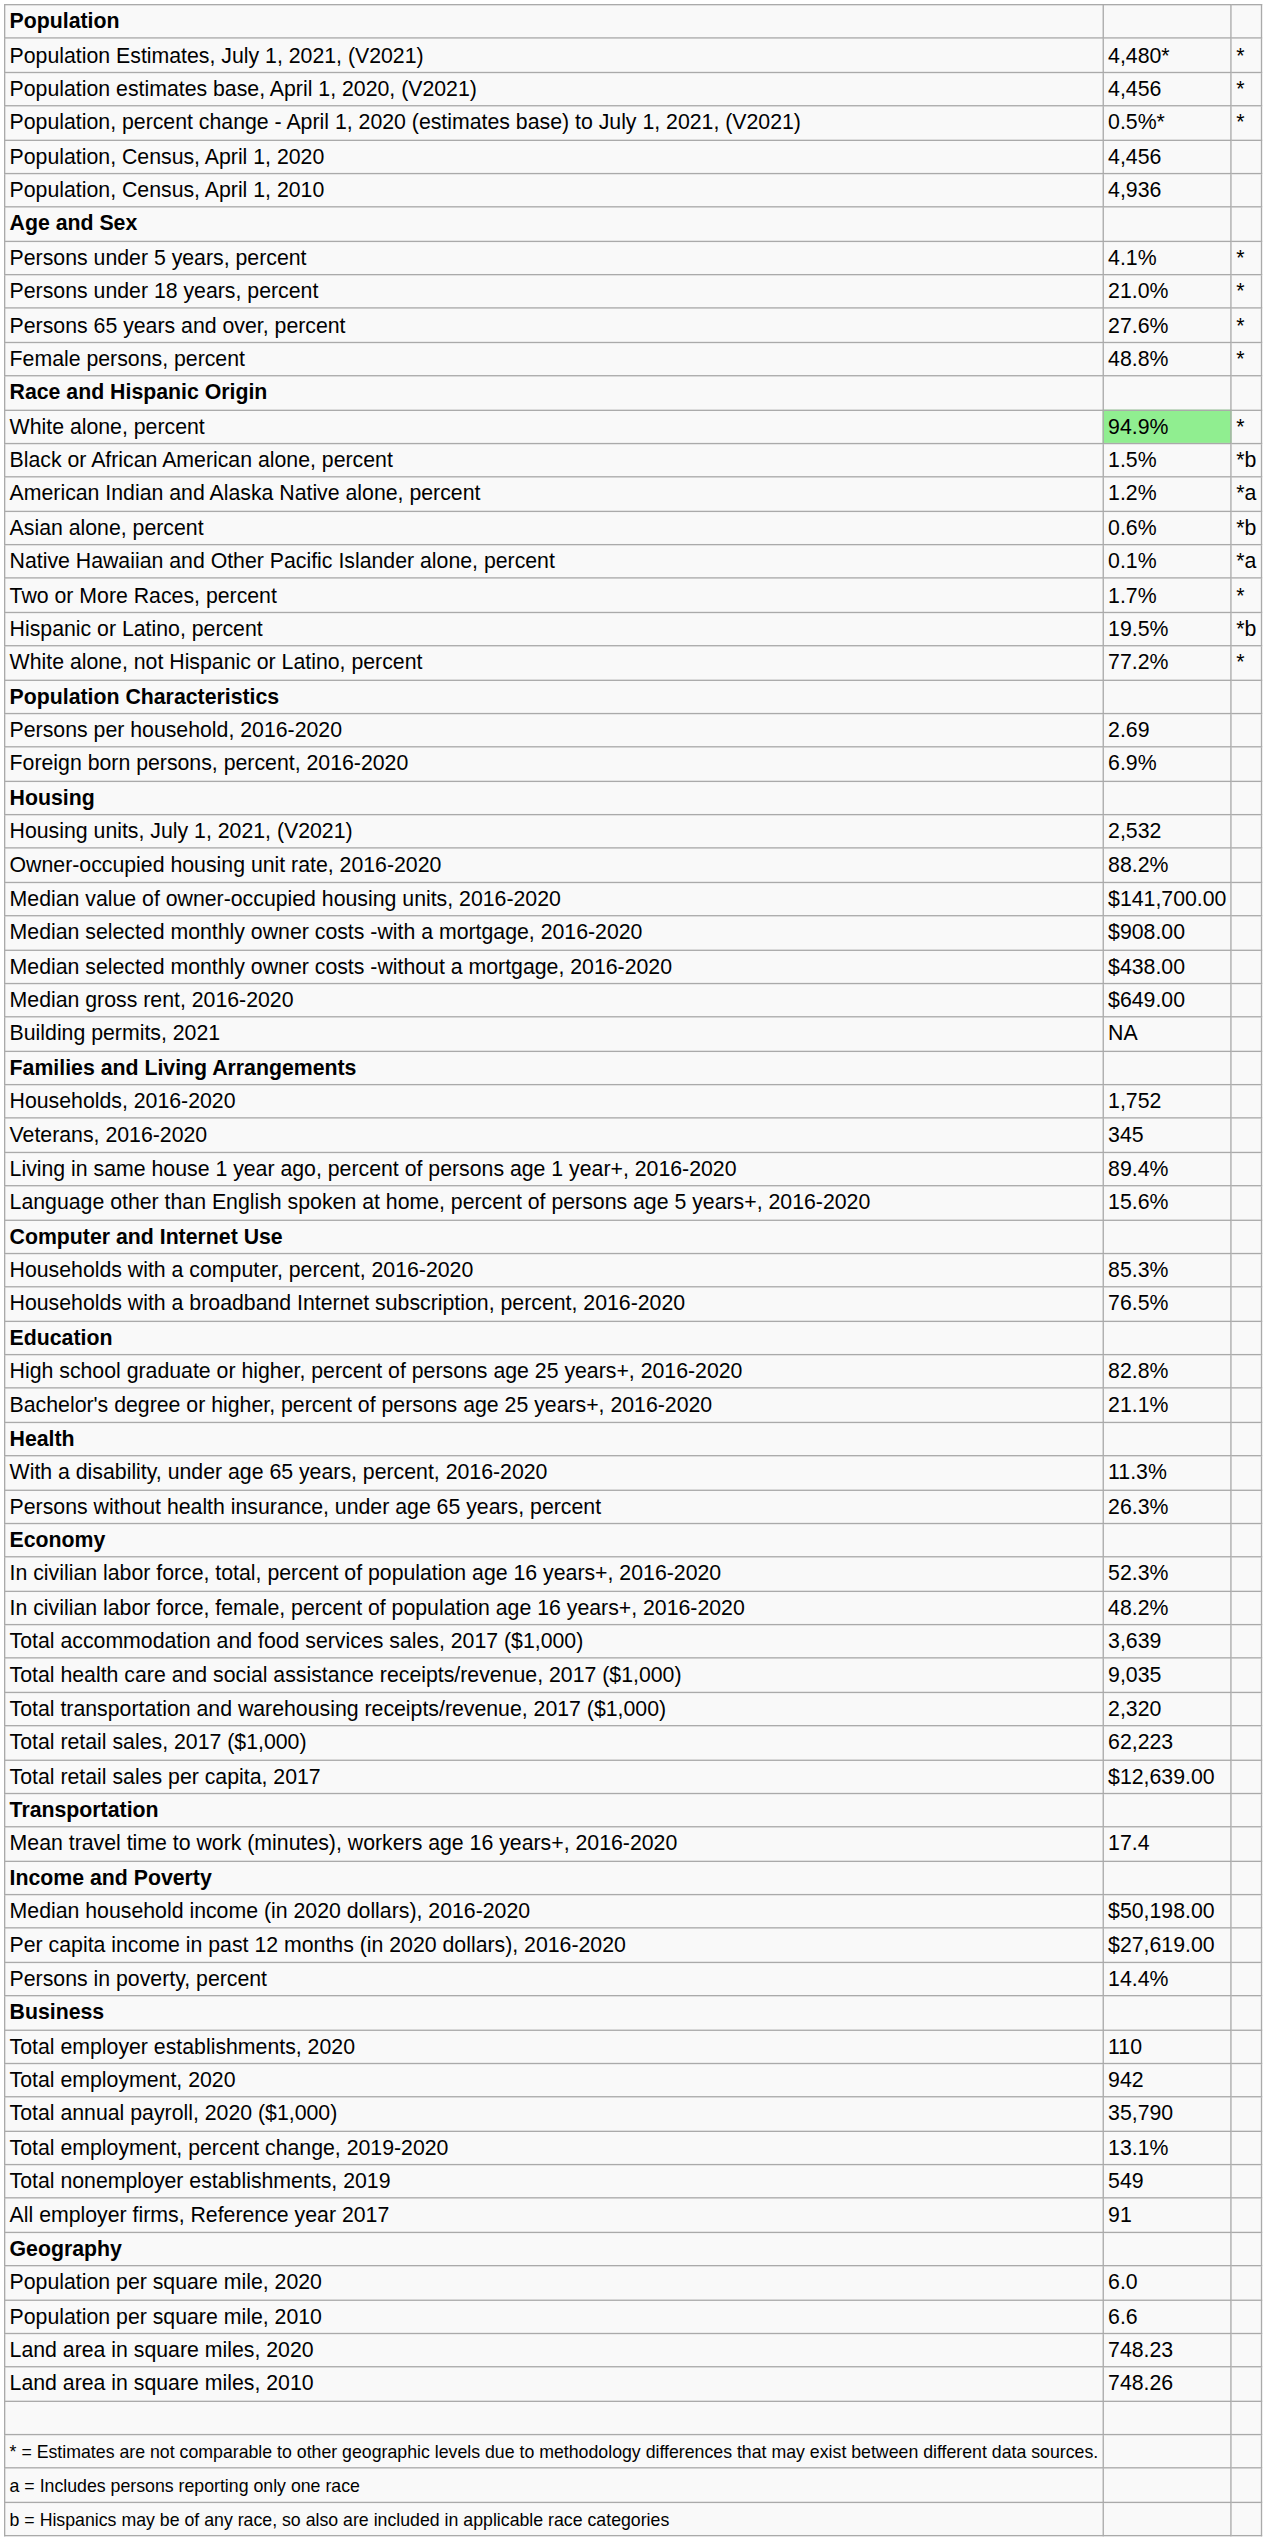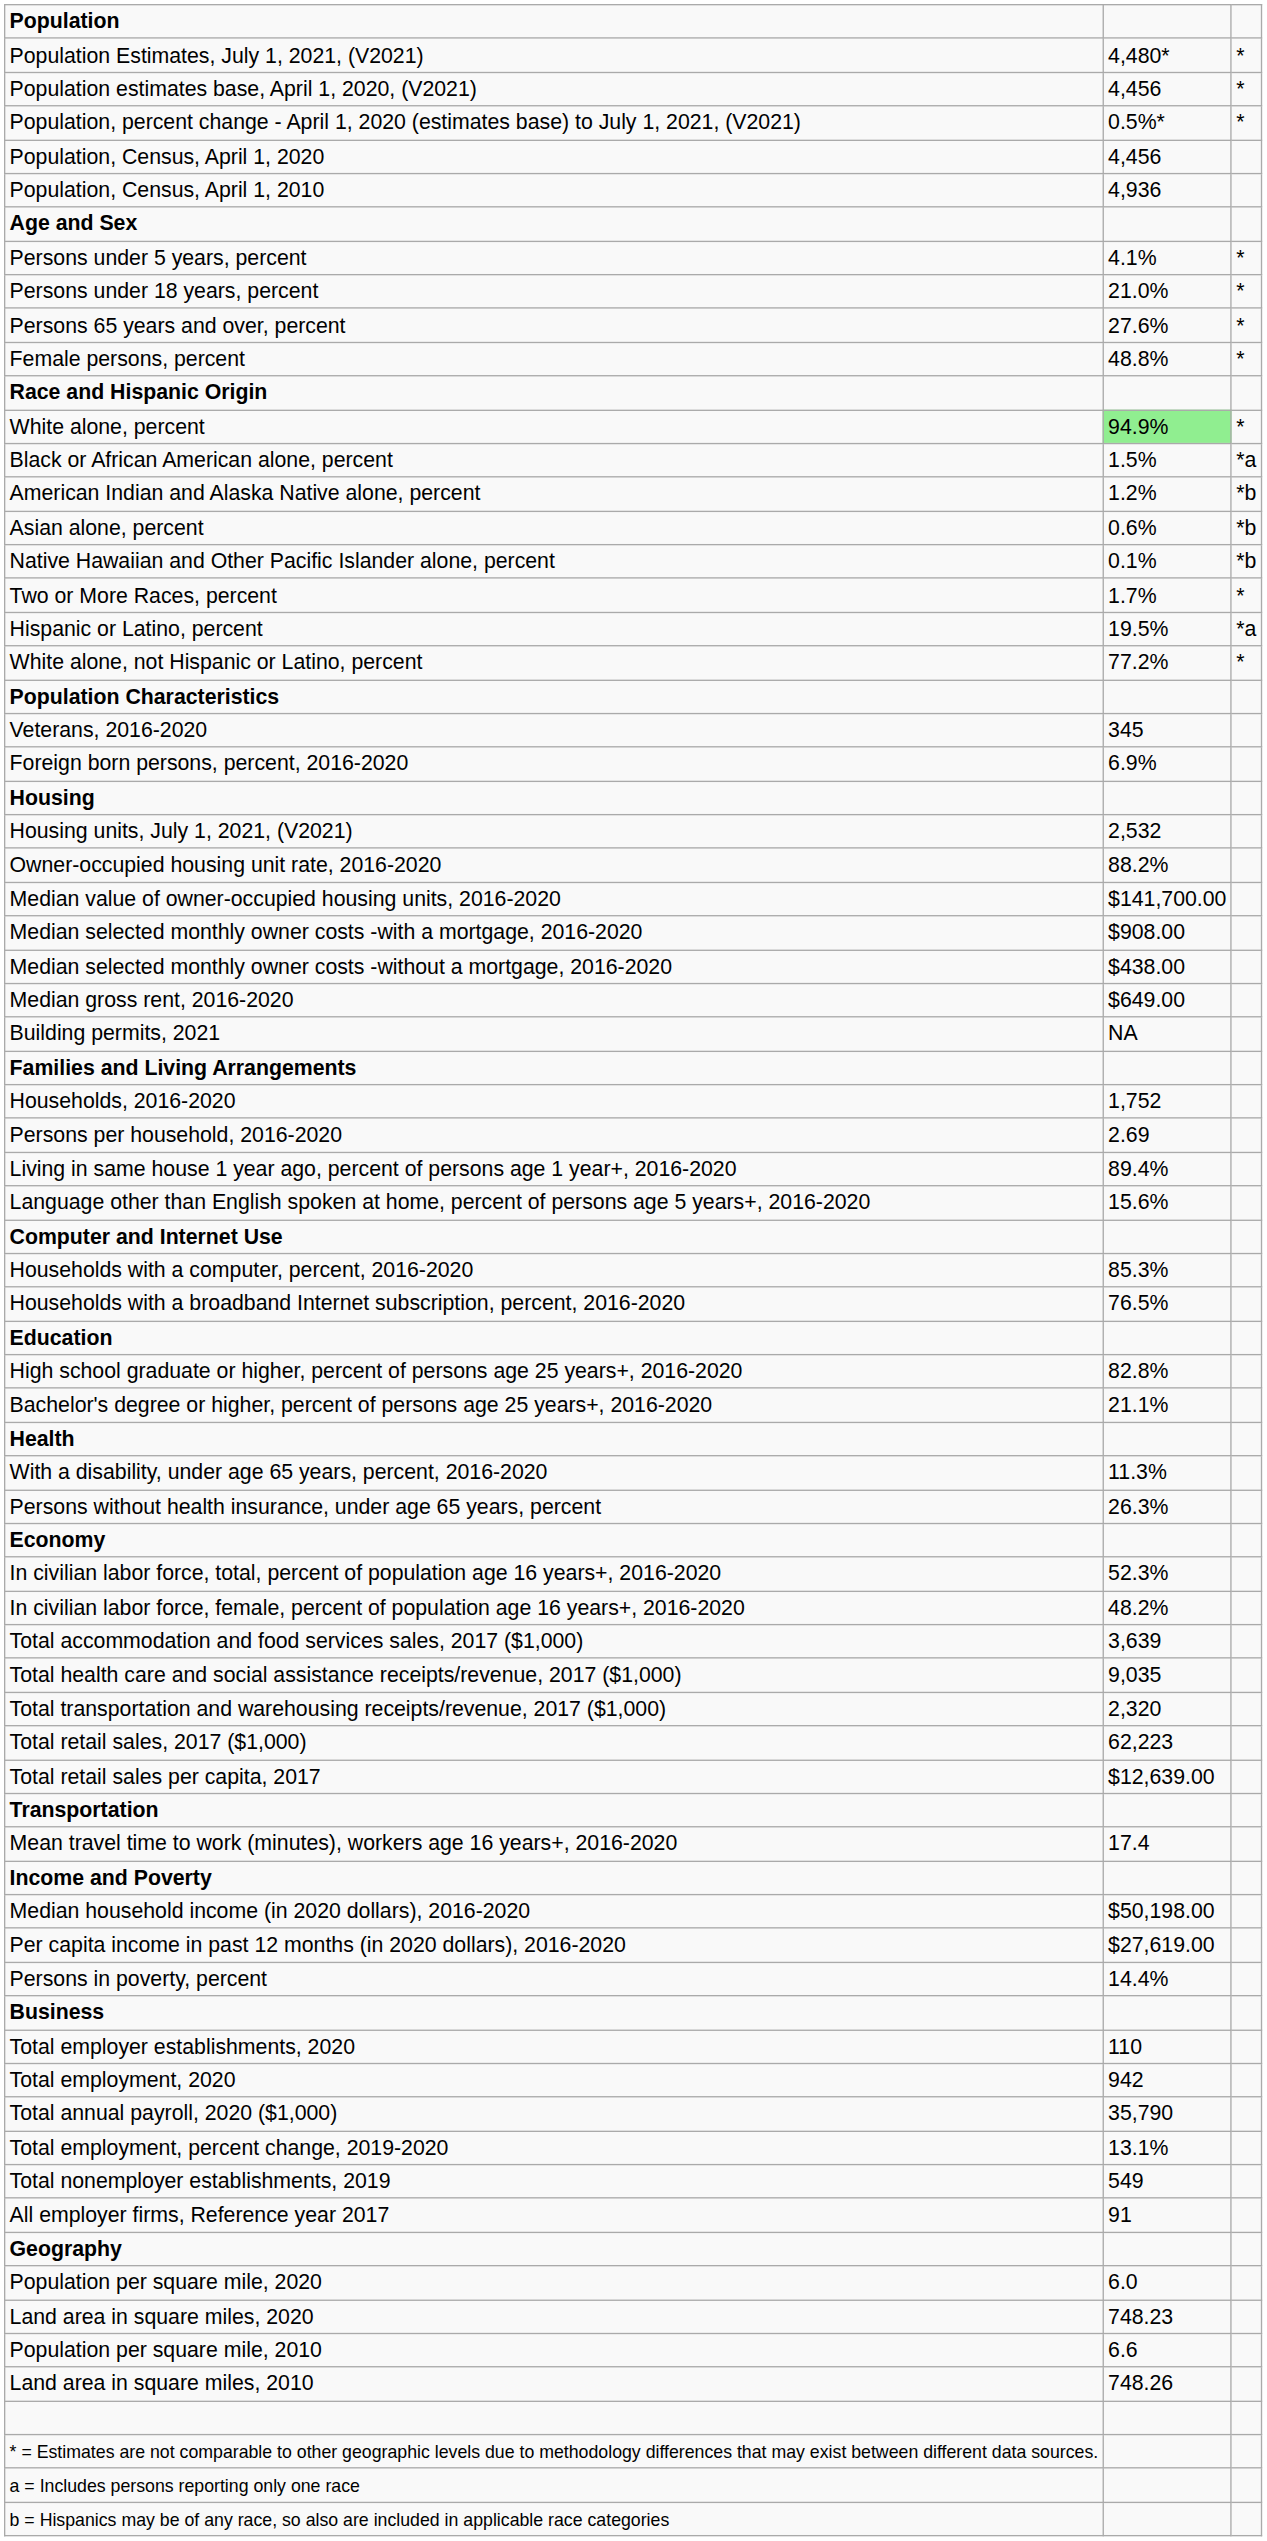(1246, 460) *b -> (1246, 460) *a
(1246, 493) *a -> (1246, 493) *b
(1246, 561) *a -> (1246, 561) *b
(1246, 628) *b -> (1246, 628) *a
rows swapped: (108, 1135) <-> (176, 730)
rows swapped: (166, 2316) <-> (162, 2350)
